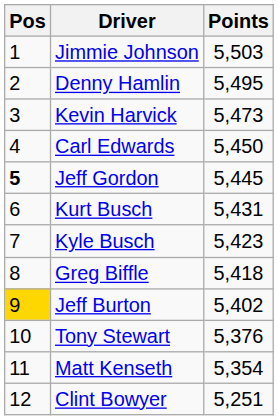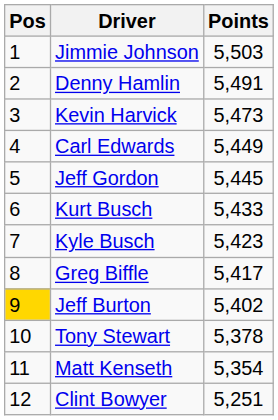(238, 84) 5,495 -> (238, 84) 5,491
(238, 147) 5,450 -> (238, 147) 5,449
(15, 178) bold -> (15, 178) normal
(238, 210) 5,431 -> (238, 210) 5,433
(238, 273) 5,418 -> (238, 273) 5,417
(238, 336) 5,376 -> (238, 336) 5,378
